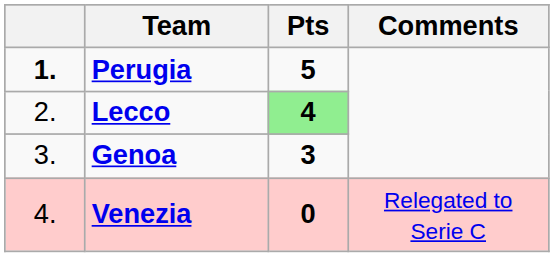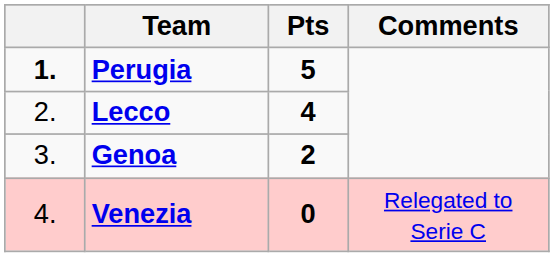(308, 112) lightgreen background -> (308, 112) no background
(308, 155) 3 -> (308, 155) 2
